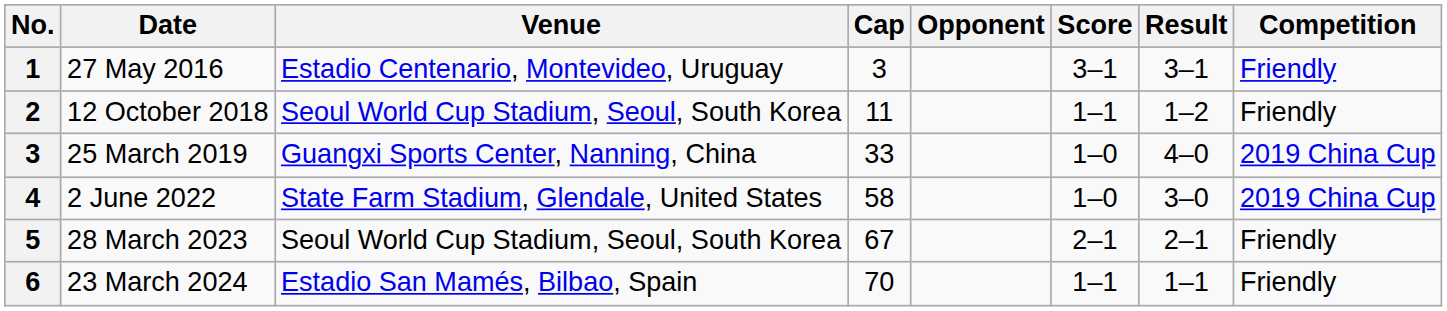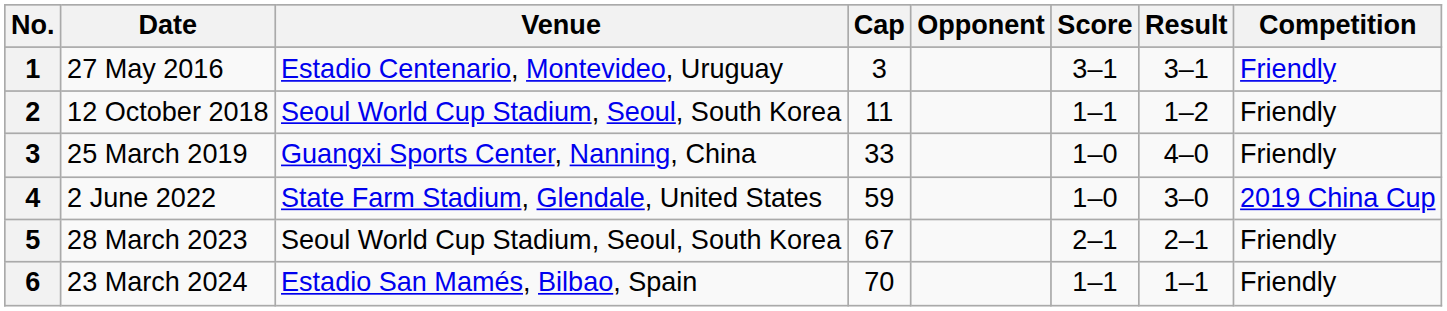(1338, 154) 2019 China Cup -> (1288, 154) Friendly
(879, 197) 58 -> (879, 197) 59
